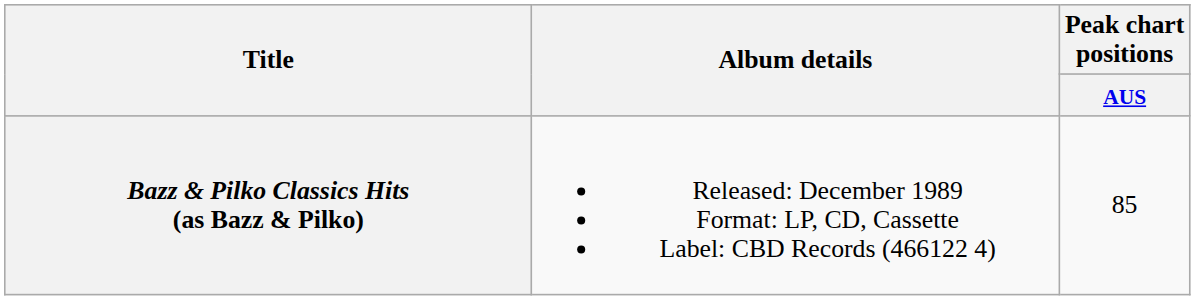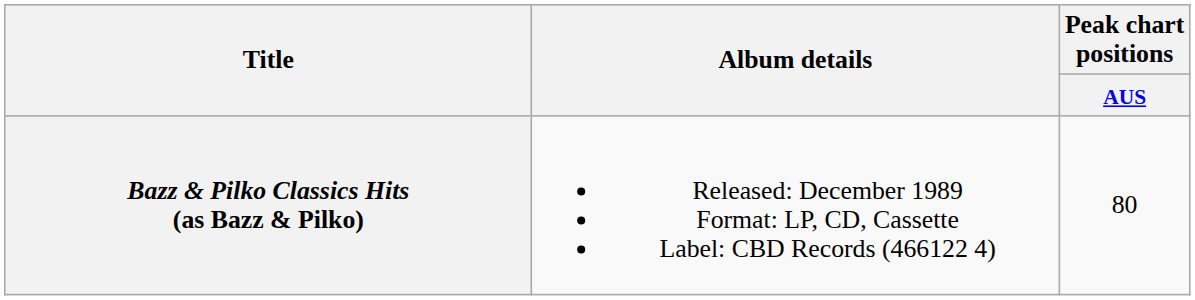(1125, 204) 85 -> (1125, 204) 80
